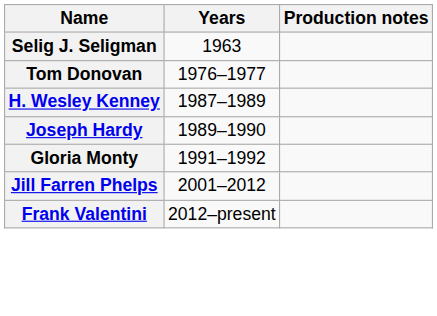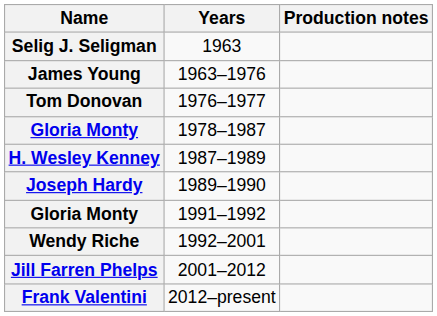+ row: (84, 74)
+ row: (84, 130)
+ row: (84, 241)
